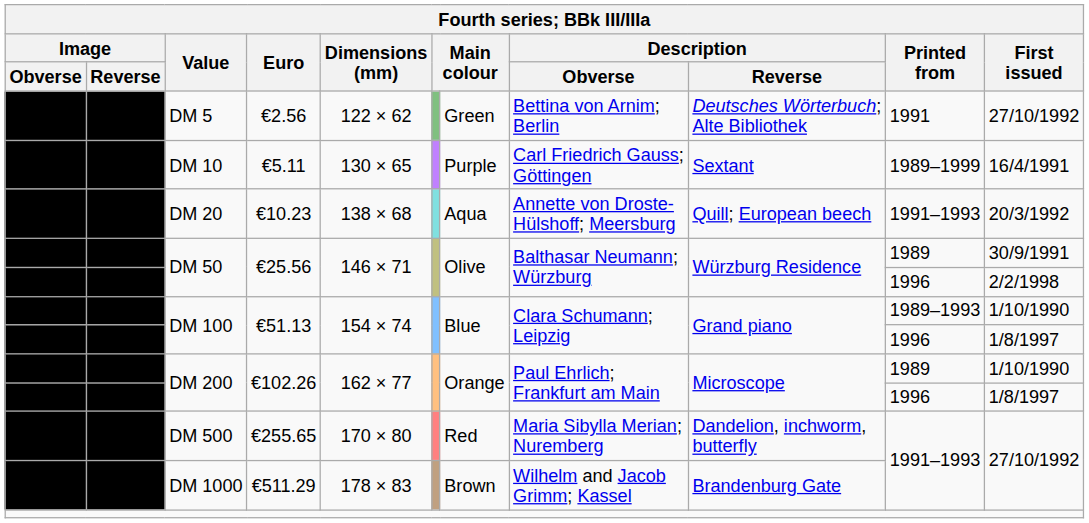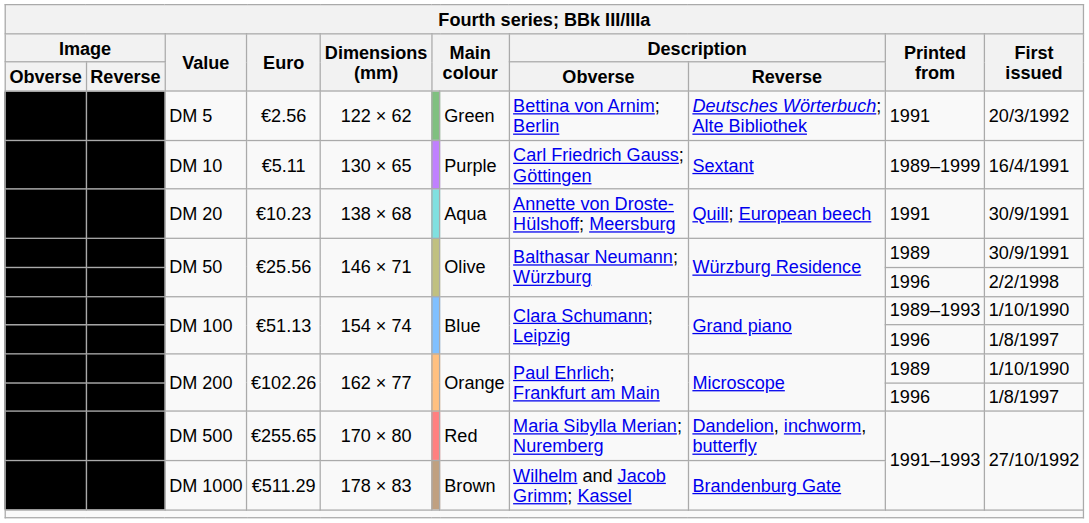(1034, 116) 27/10/1992 -> (1029, 116) 20/3/1992
(935, 214) 1991–1993 -> (910, 214) 1991
(1029, 214) 20/3/1992 -> (1029, 214) 30/9/1991
